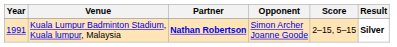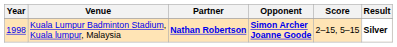(16, 30) 1991 -> (16, 30) 1998
(279, 30) normal -> (281, 30) bold
